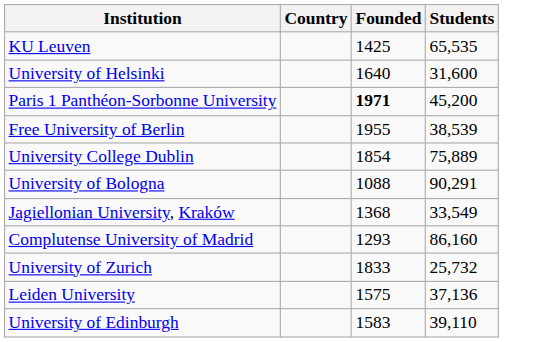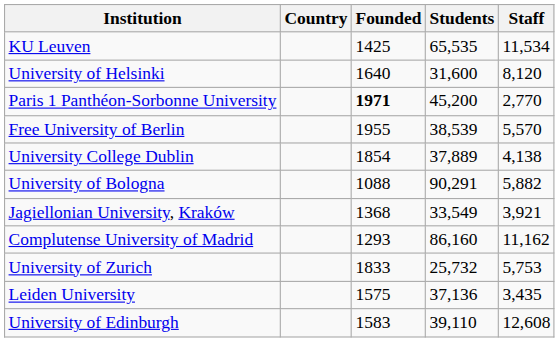+ column: (526, 18)
(453, 156) 75,889 -> (453, 156) 37,889
